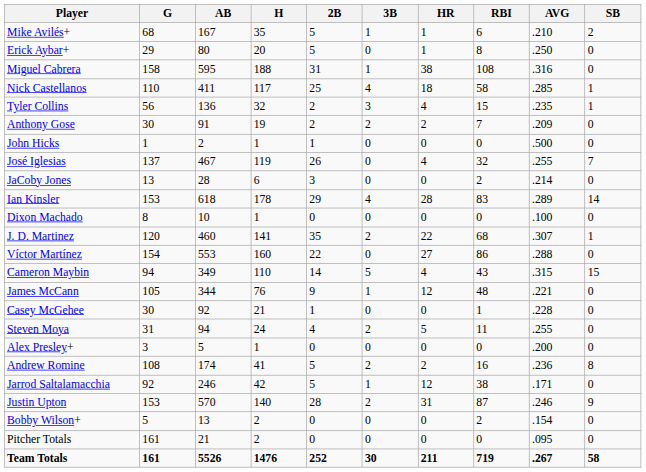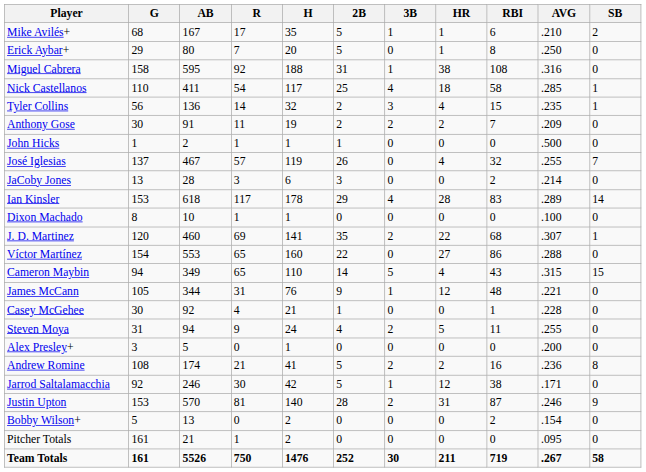+ column: (257, 13)
